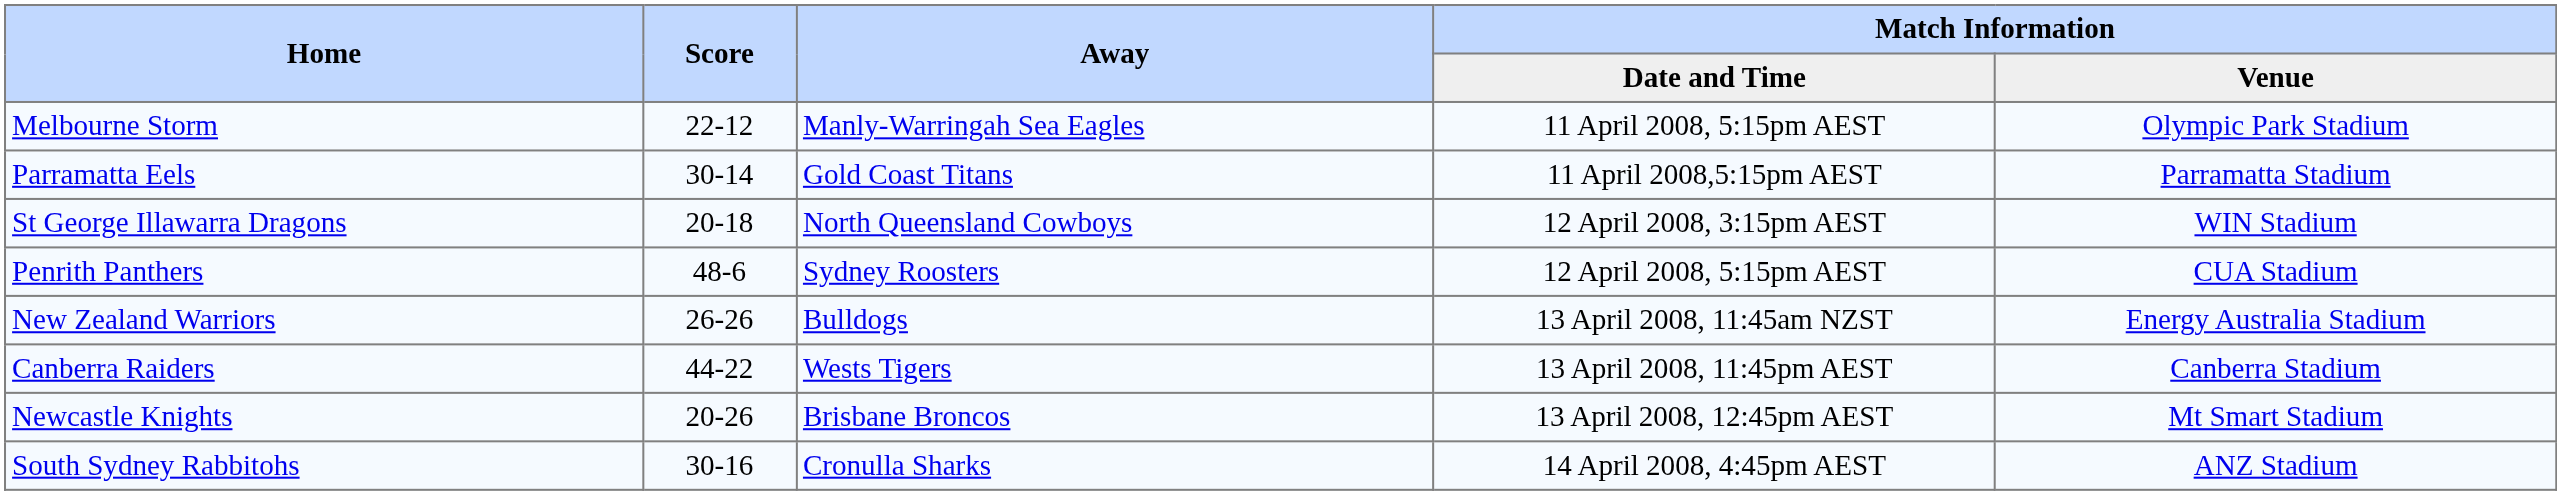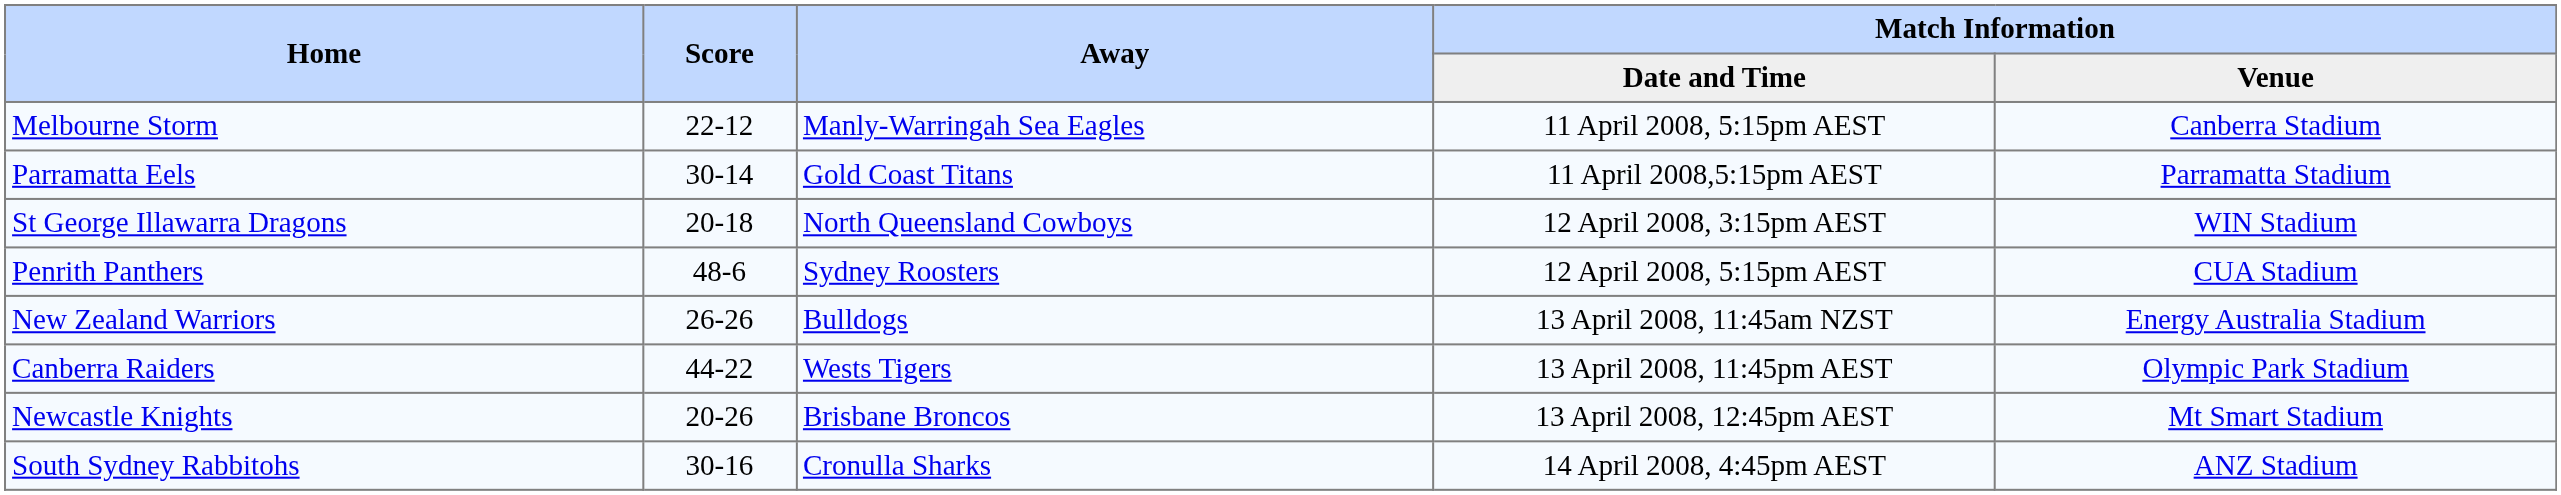(2276, 125) Olympic Park Stadium -> (2276, 125) Canberra Stadium
(2276, 368) Canberra Stadium -> (2276, 368) Olympic Park Stadium
